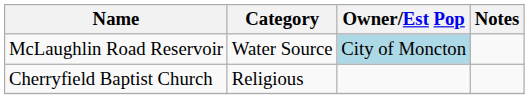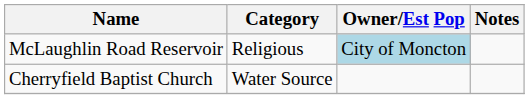(282, 49) Water Source -> (268, 49) Religious
(268, 78) Religious -> (282, 78) Water Source
